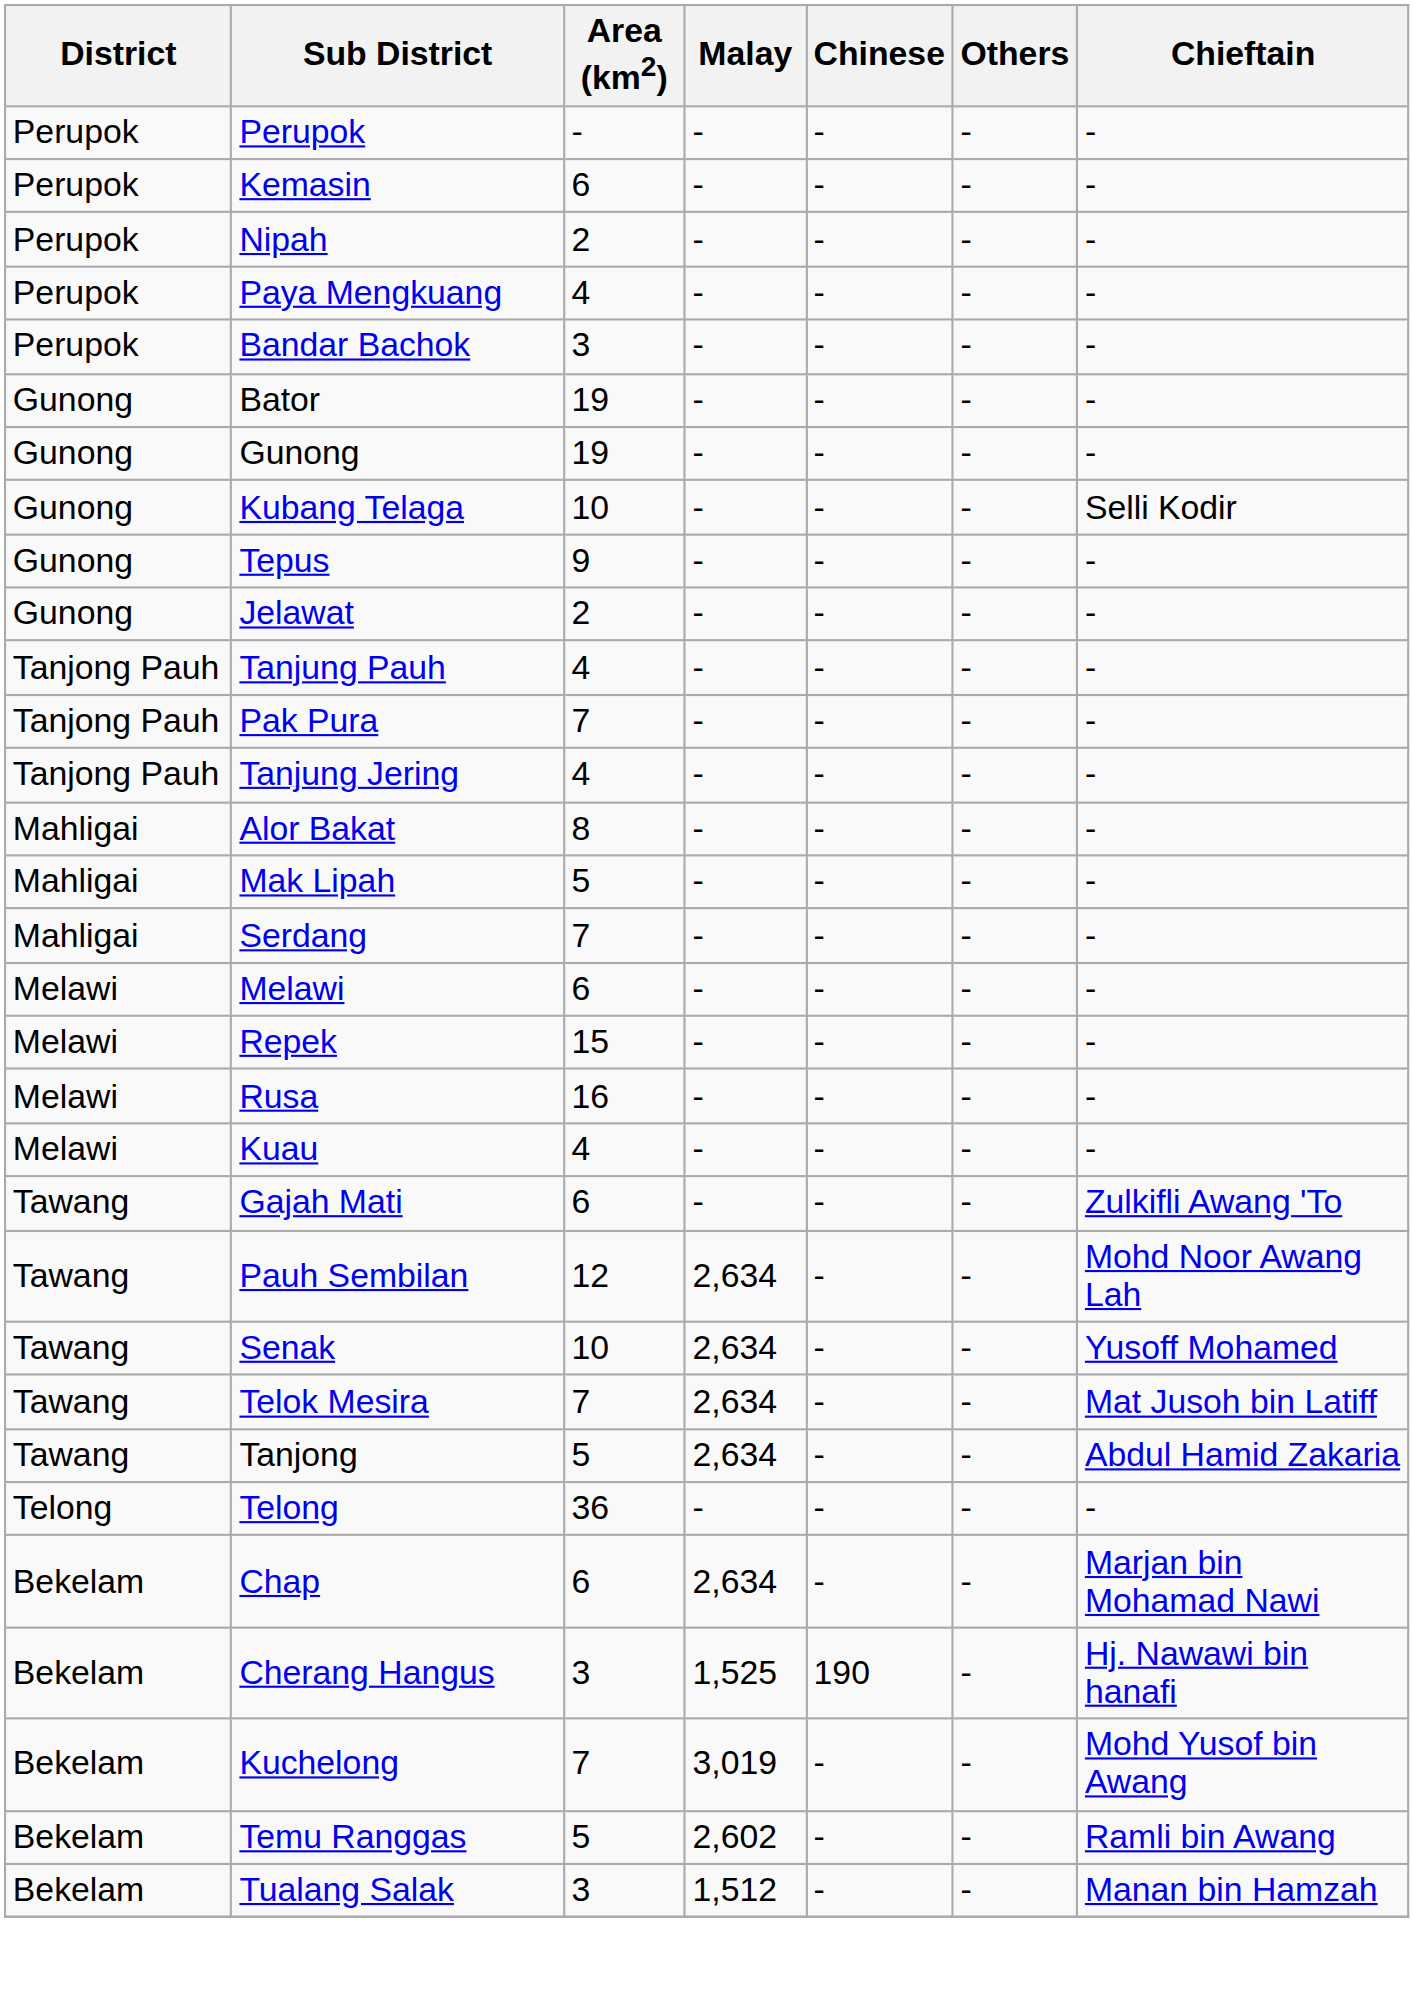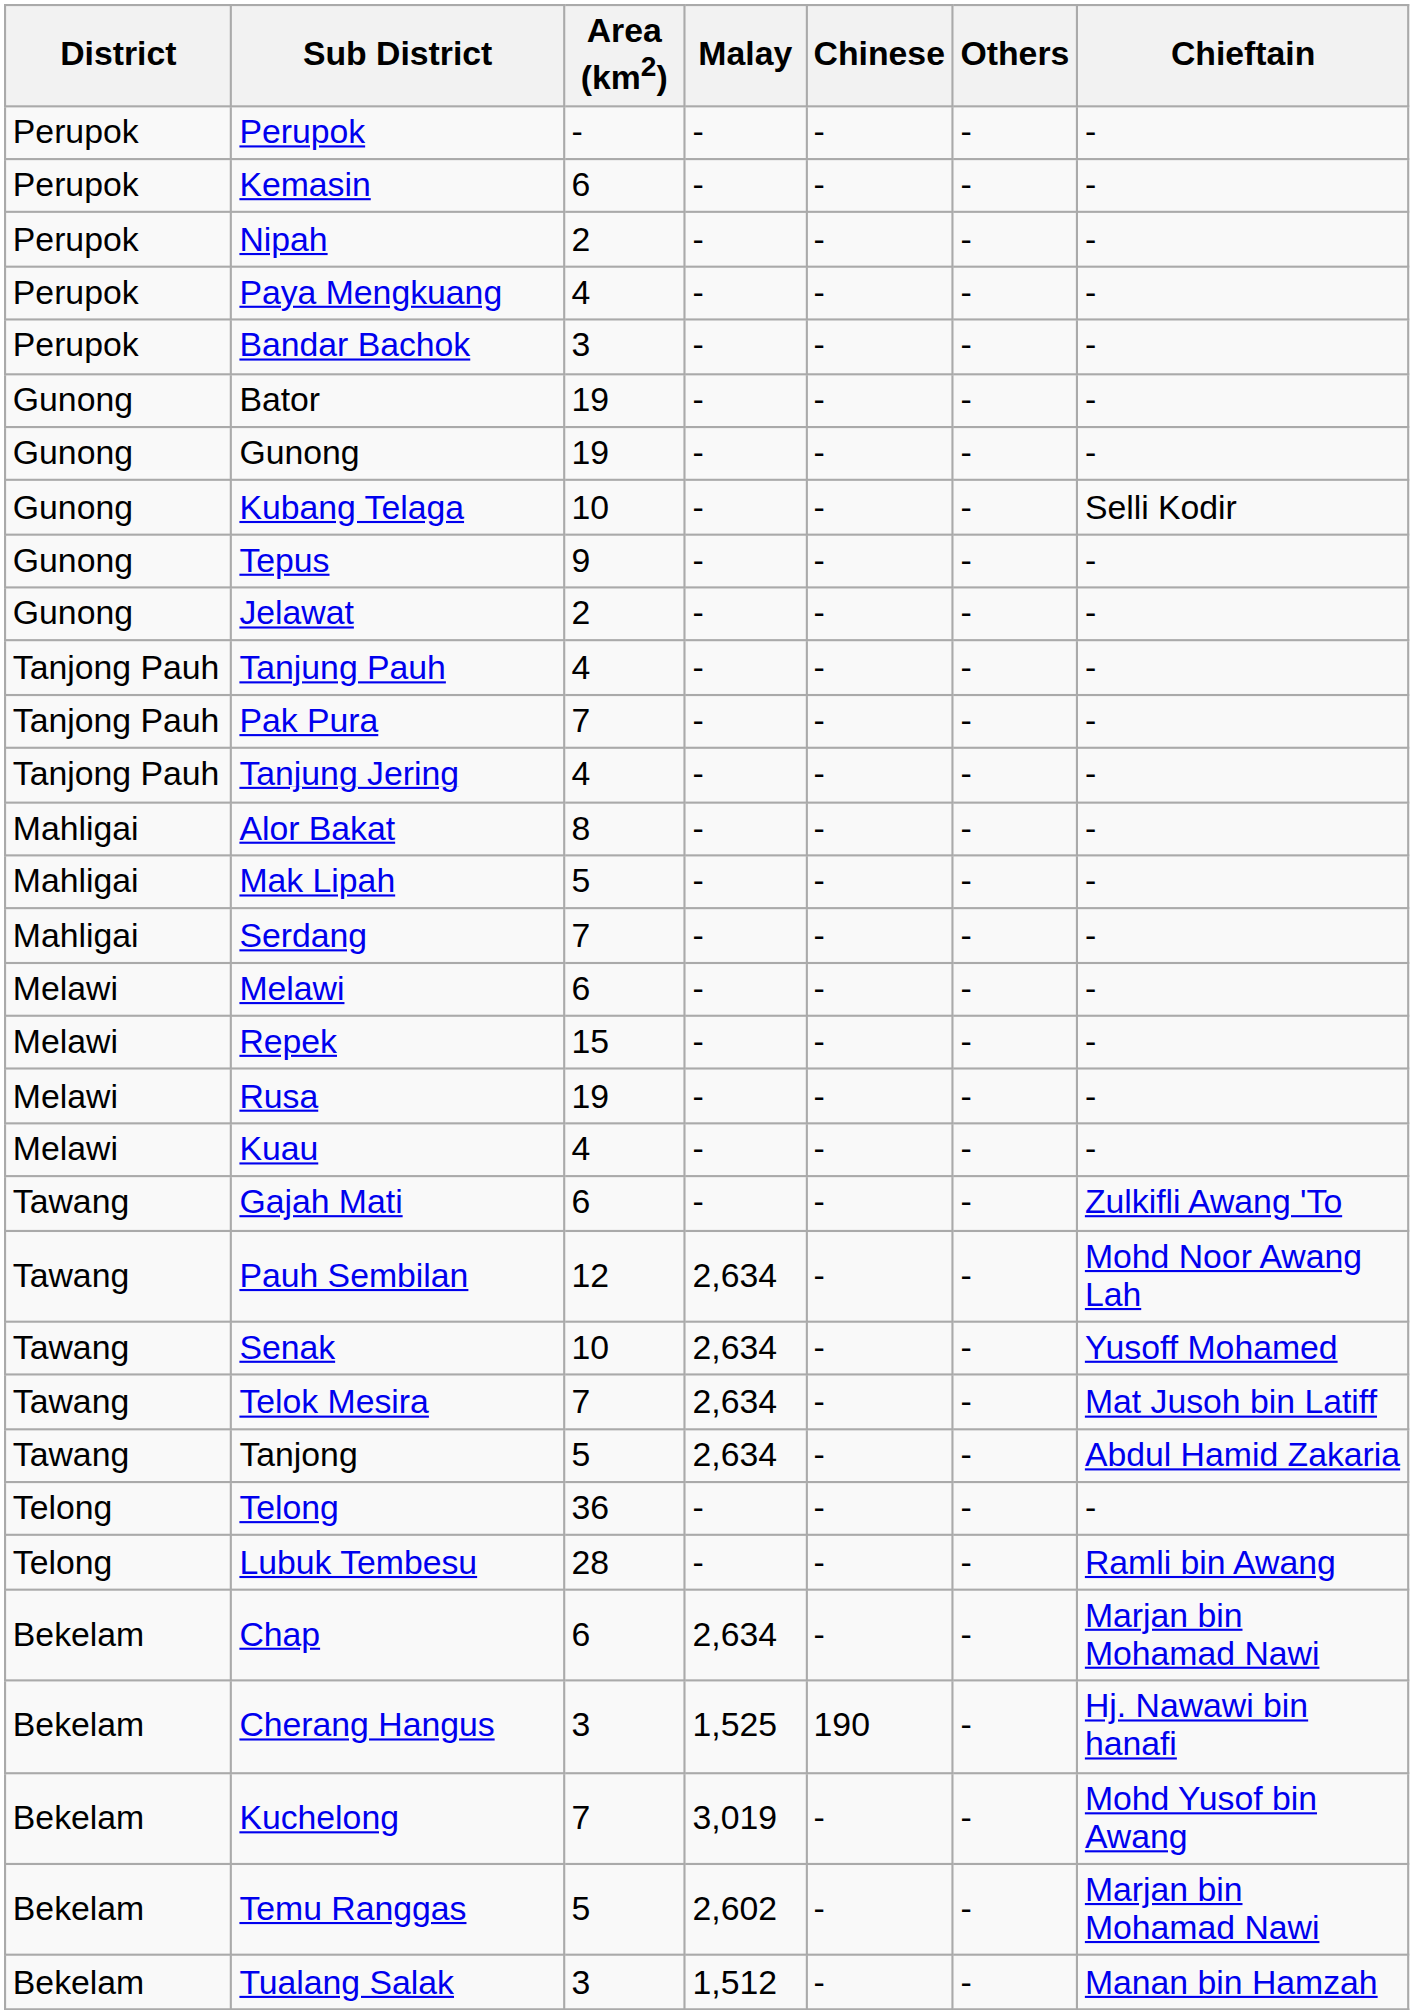(590, 1095) 16 -> (590, 1095) 19
+ row: (358, 1561)
(1210, 1836) Ramli bin Awang -> (1202, 1909) Marjan bin Mohamad Nawi
